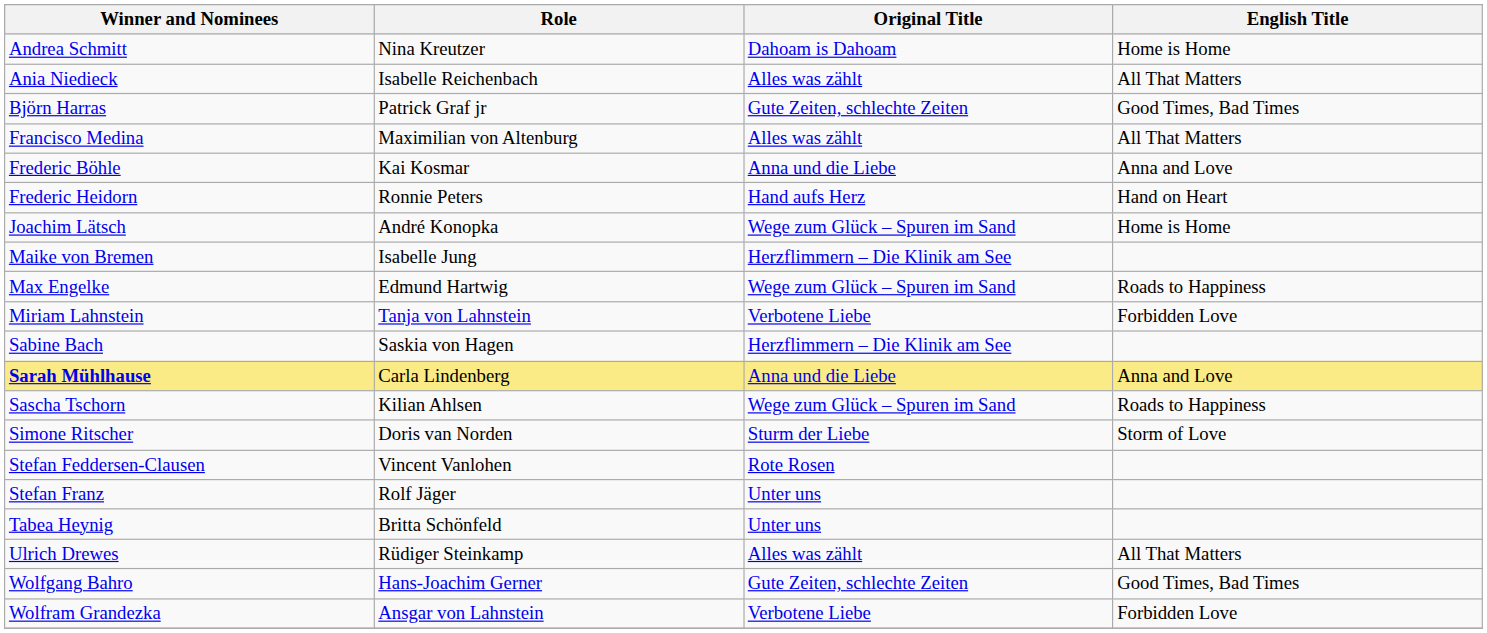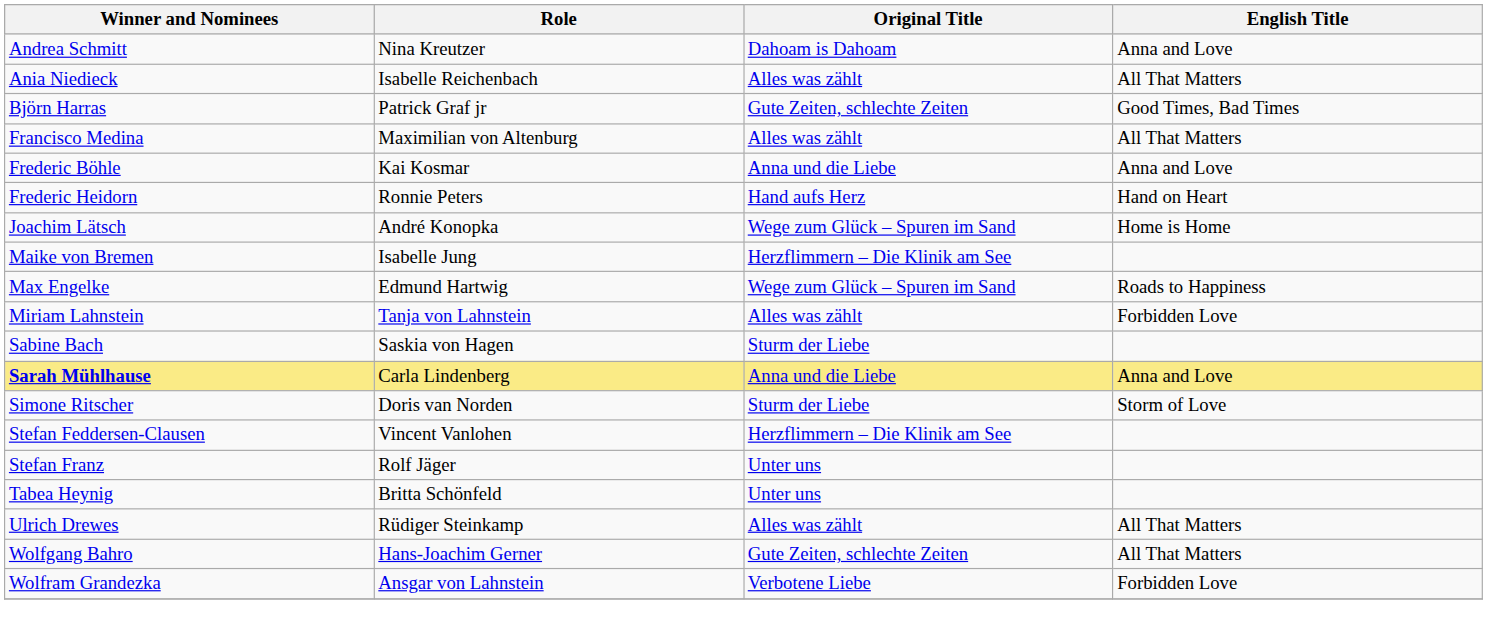(1174, 49) Home is Home -> (1175, 49) Anna and Love
(809, 316) Verbotene Liebe -> (805, 316) Alles was zählt
(880, 345) Herzflimmern – Die Klinik am See -> (809, 345) Sturm der Liebe
- row: (67, 405)
(791, 464) Rote Rosen -> (880, 434) Herzflimmern – Die Klinik am See
(1208, 583) Good Times, Bad Times -> (1179, 553) All That Matters
